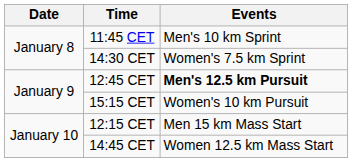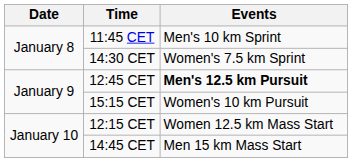(232, 124) Men 15 km Mass Start -> (248, 124) Women 12.5 km Mass Start
(248, 146) Women 12.5 km Mass Start -> (232, 146) Men 15 km Mass Start
